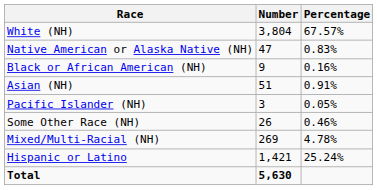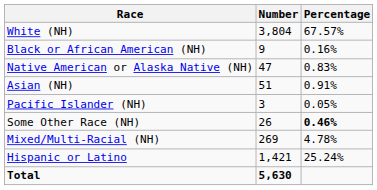rows swapped: (107, 67) <-> (130, 49)
(320, 121) normal -> (320, 121) bold
